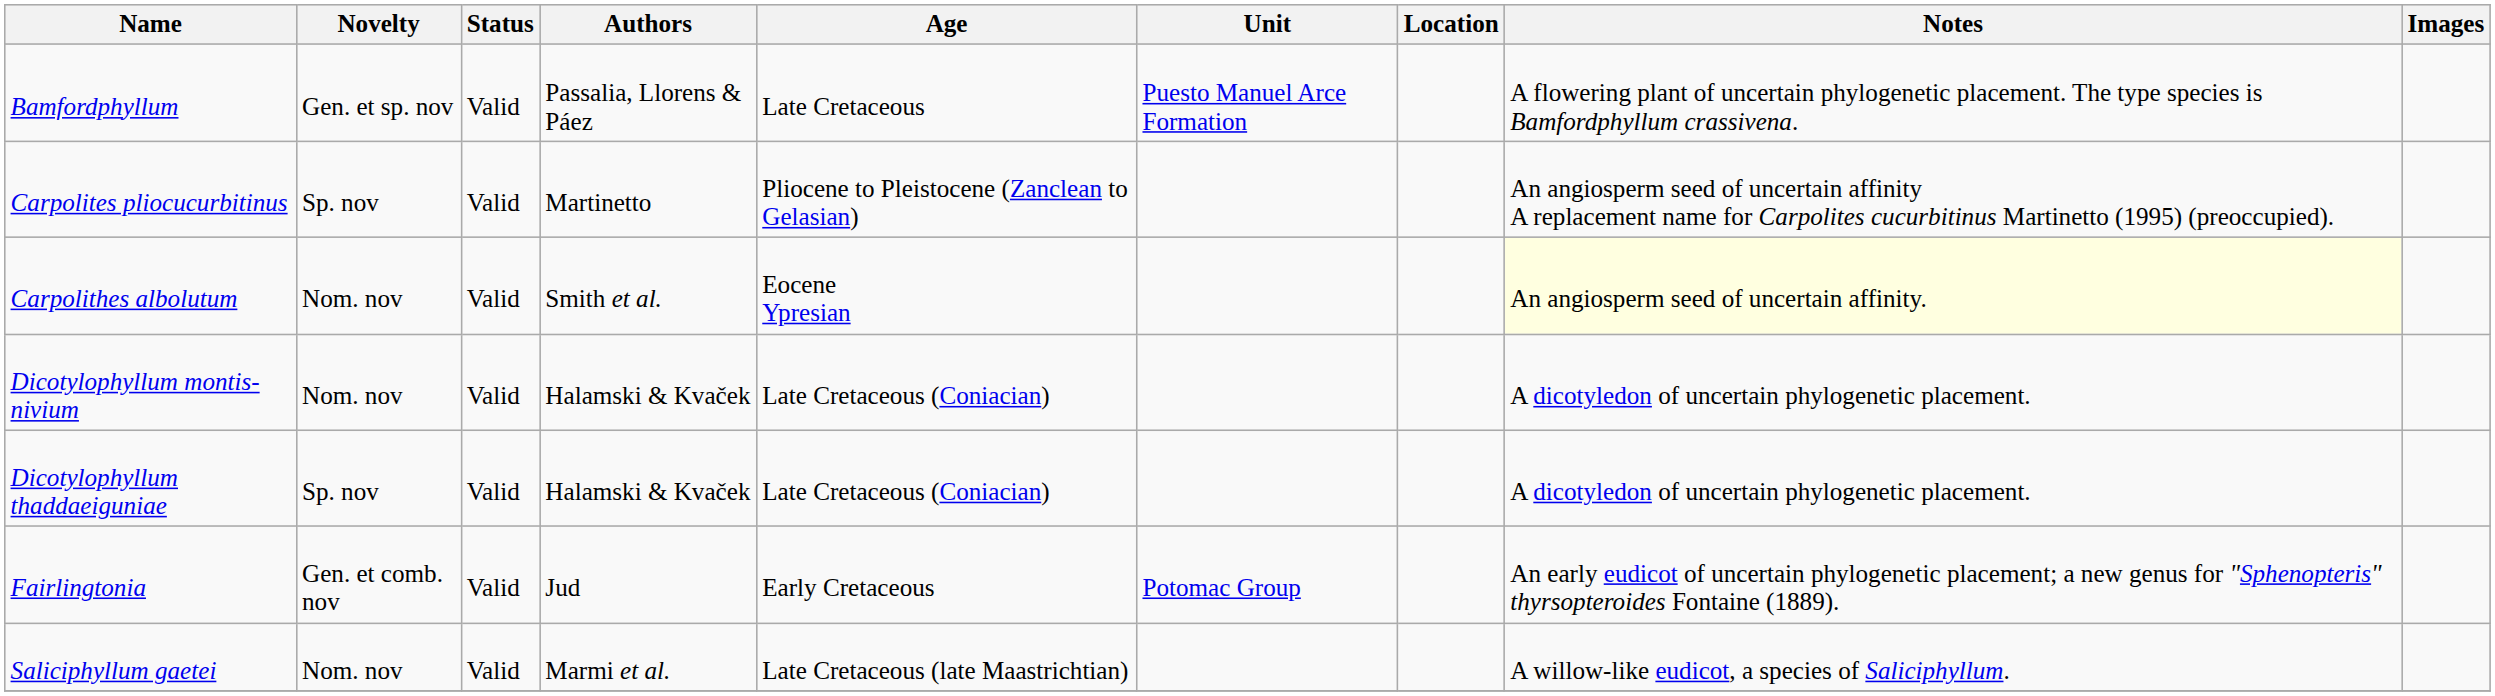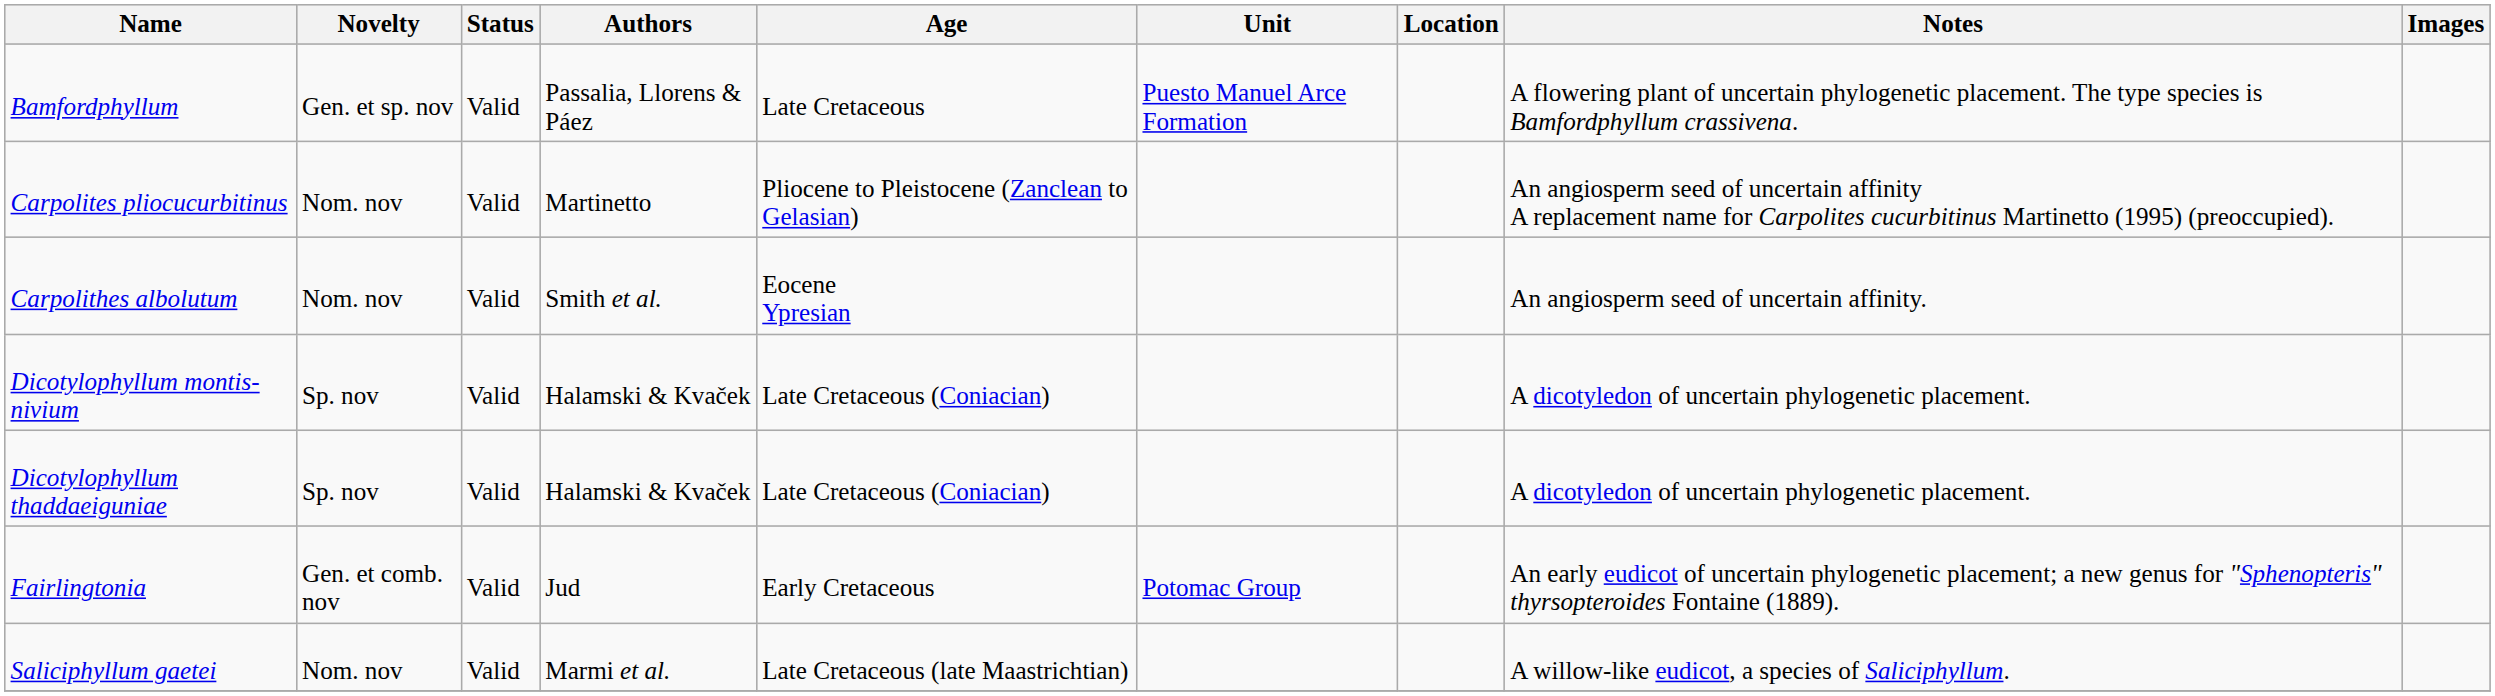(340, 203) Sp. nov -> (352, 203) Nom. nov
(1718, 299) lightyellow background -> (1718, 299) no background
(352, 395) Nom. nov -> (340, 395) Sp. nov
